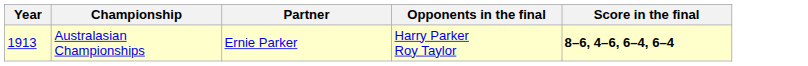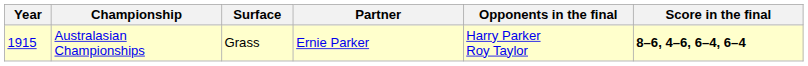+ column: (257, 14)
(22, 43) 1913 -> (22, 43) 1915
